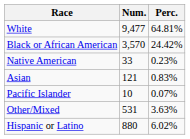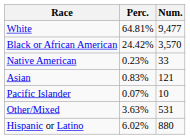columns swapped: (134, 12) <-> (167, 12)
